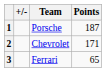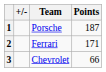(50, 44) Chevrolet -> (45, 44) Ferrari
(45, 59) Ferrari -> (50, 59) Chevrolet
(94, 59) 65 -> (94, 59) 66
